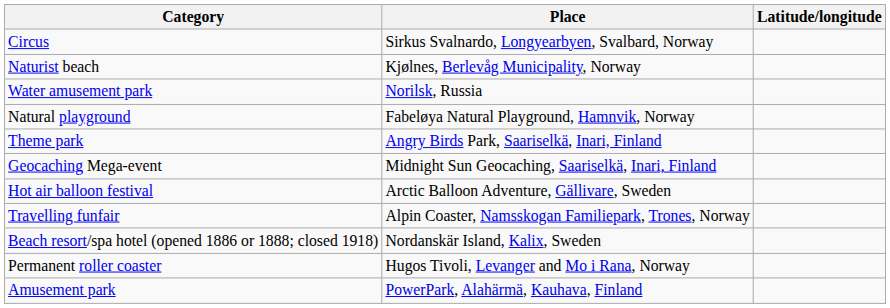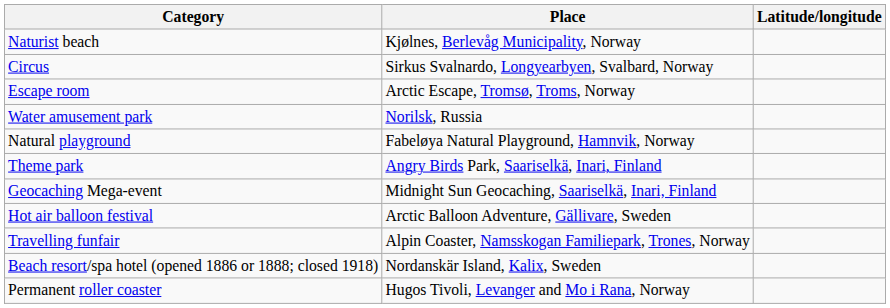rows swapped: (29, 41) <-> (54, 66)
+ row: (49, 91)
- row: (62, 290)
